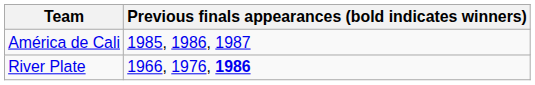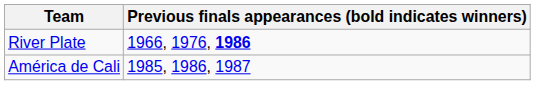rows swapped: (64, 42) <-> (47, 67)
